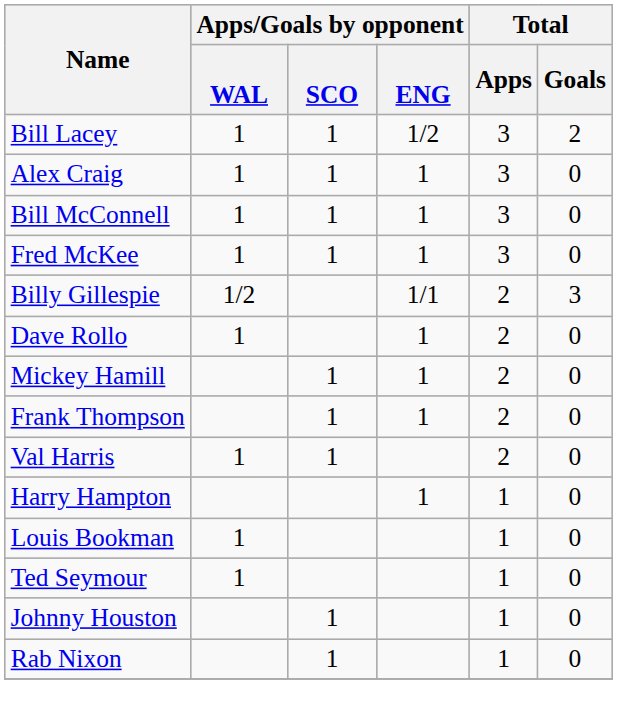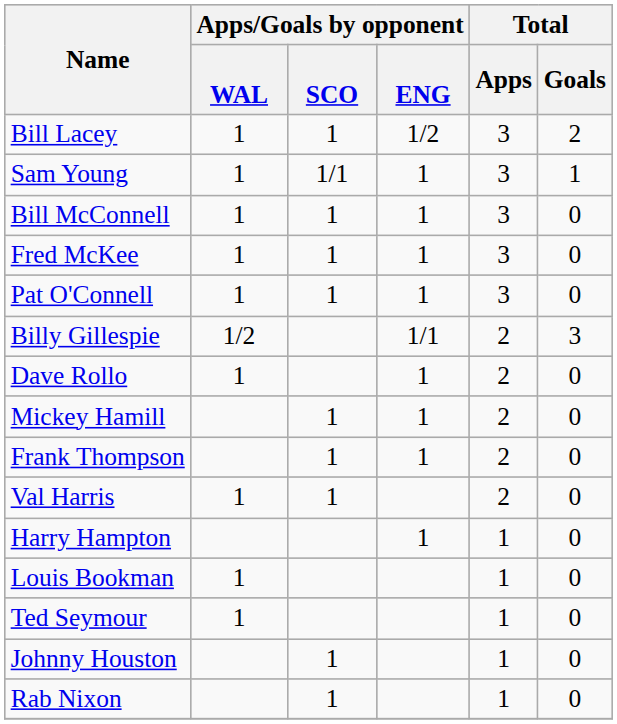+ row: (69, 174)
- row: (67, 174)
+ row: (82, 295)
